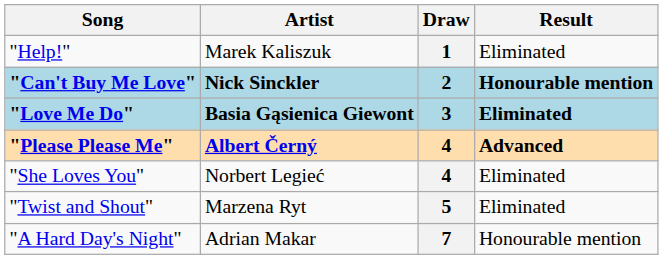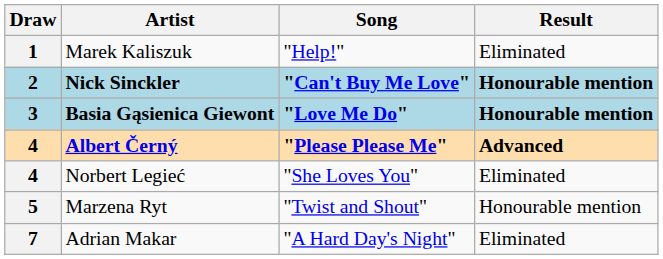columns swapped: (446, 20) <-> (103, 20)
(525, 113) Eliminated -> (566, 113) Honourable mention
(522, 207) Eliminated -> (560, 207) Honourable mention
(560, 238) Honourable mention -> (522, 238) Eliminated
